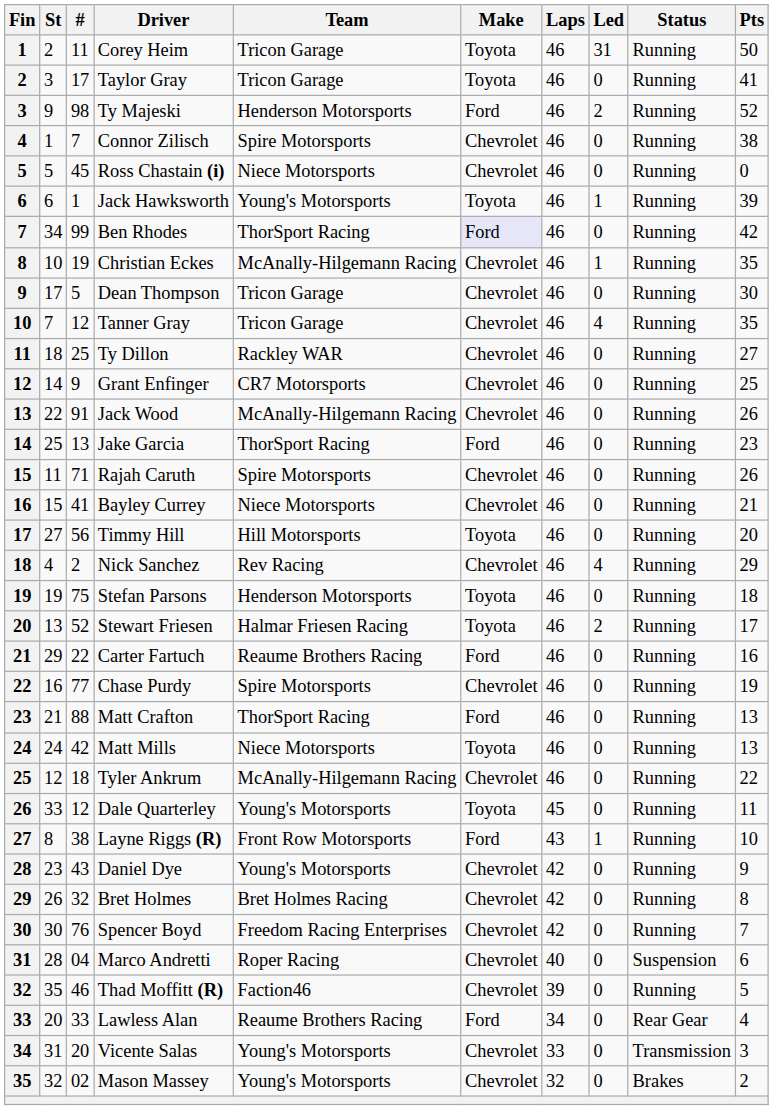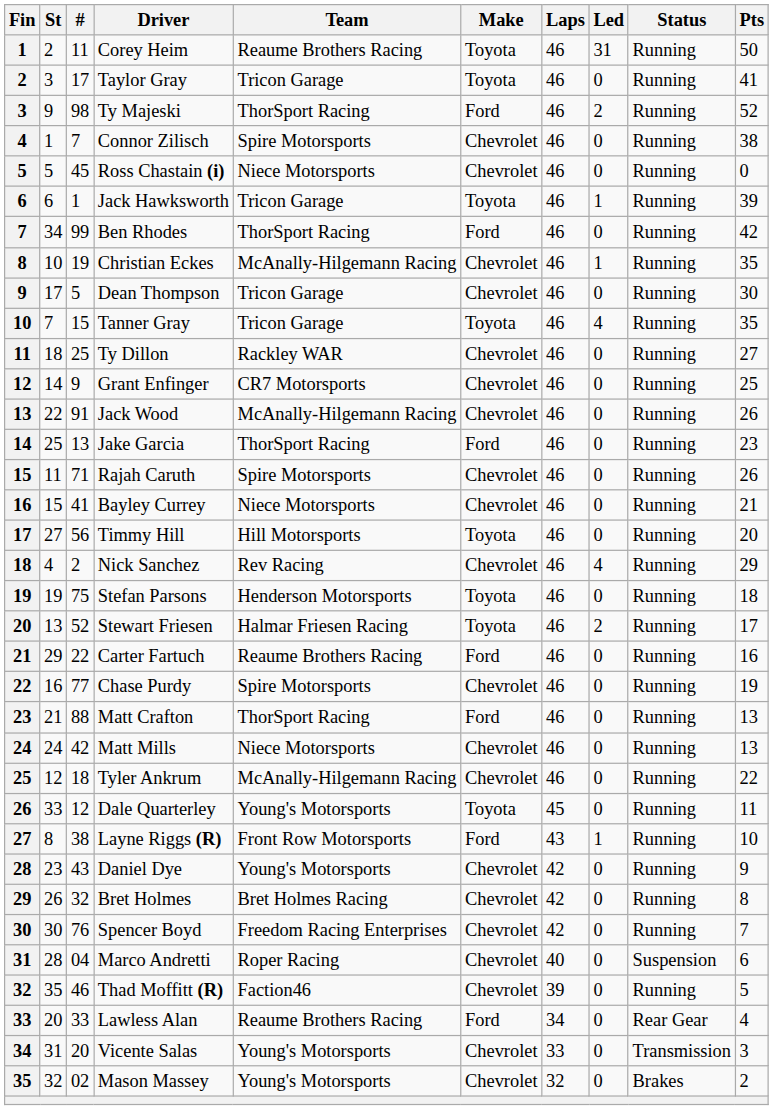(291, 50) Tricon Garage -> (330, 50) Reaume Brothers Racing
(325, 110) Henderson Motorsports -> (304, 110) ThorSport Racing
(314, 201) Young's Motorsports -> (291, 201) Tricon Garage
(482, 232) lavender background -> (482, 232) no background
(80, 323) 12 -> (80, 323) 15
(501, 323) Chevrolet -> (490, 323) Toyota
(490, 747) Toyota -> (501, 747) Chevrolet
